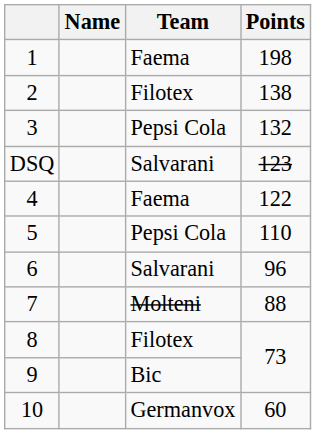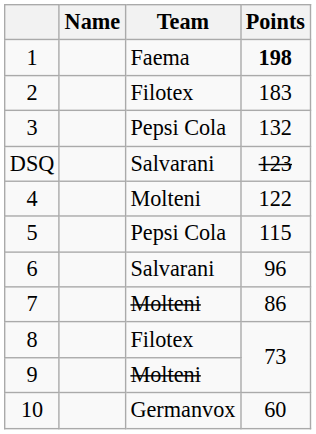(275, 57) normal -> (275, 57) bold
(275, 92) 138 -> (275, 92) 183
(160, 198) Faema -> (166, 198) Molteni
(275, 233) 110 -> (275, 233) 115
(275, 304) 88 -> (275, 304) 86
(146, 374) Bic -> (166, 374) Molteni
